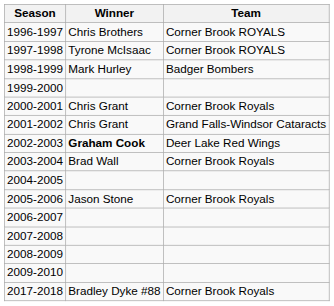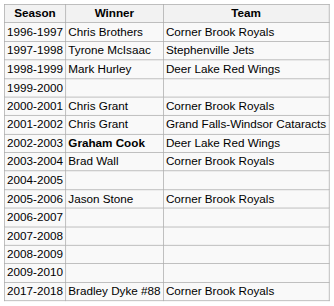(225, 32) Corner Brook ROYALS -> (220, 32) Corner Brook Royals
(225, 50) Corner Brook ROYALS -> (210, 50) Stephenville Jets
(210, 69) Badger Bombers -> (223, 69) Deer Lake Red Wings
